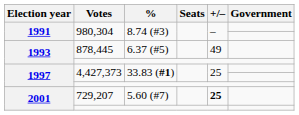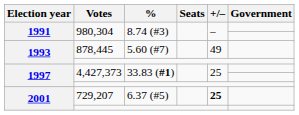(148, 49) 6.37 (#5) -> (148, 49) 5.60 (#7)
(148, 96) 5.60 (#7) -> (148, 96) 6.37 (#5)
